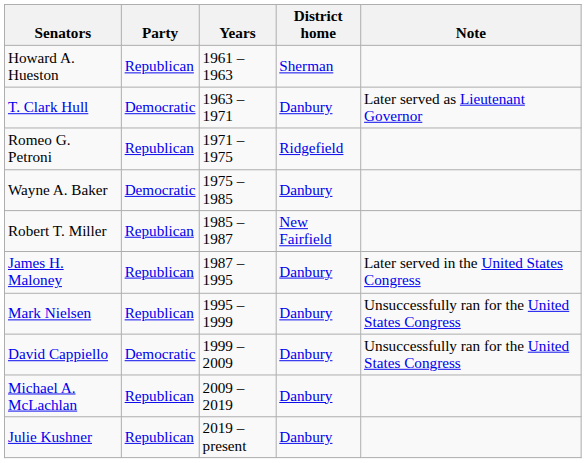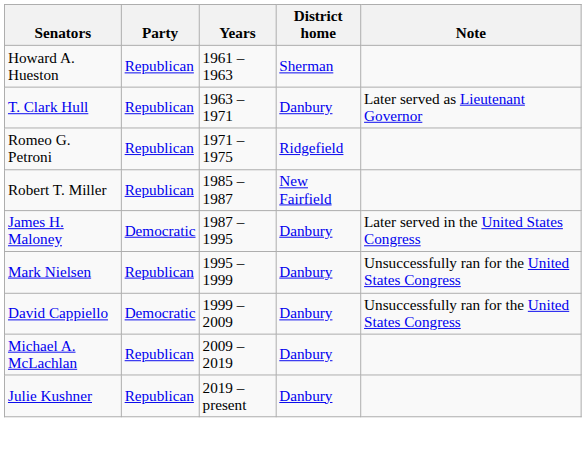(160, 107) Democratic -> (159, 107) Republican
- row: (58, 189)
(159, 272) Republican -> (160, 231) Democratic
